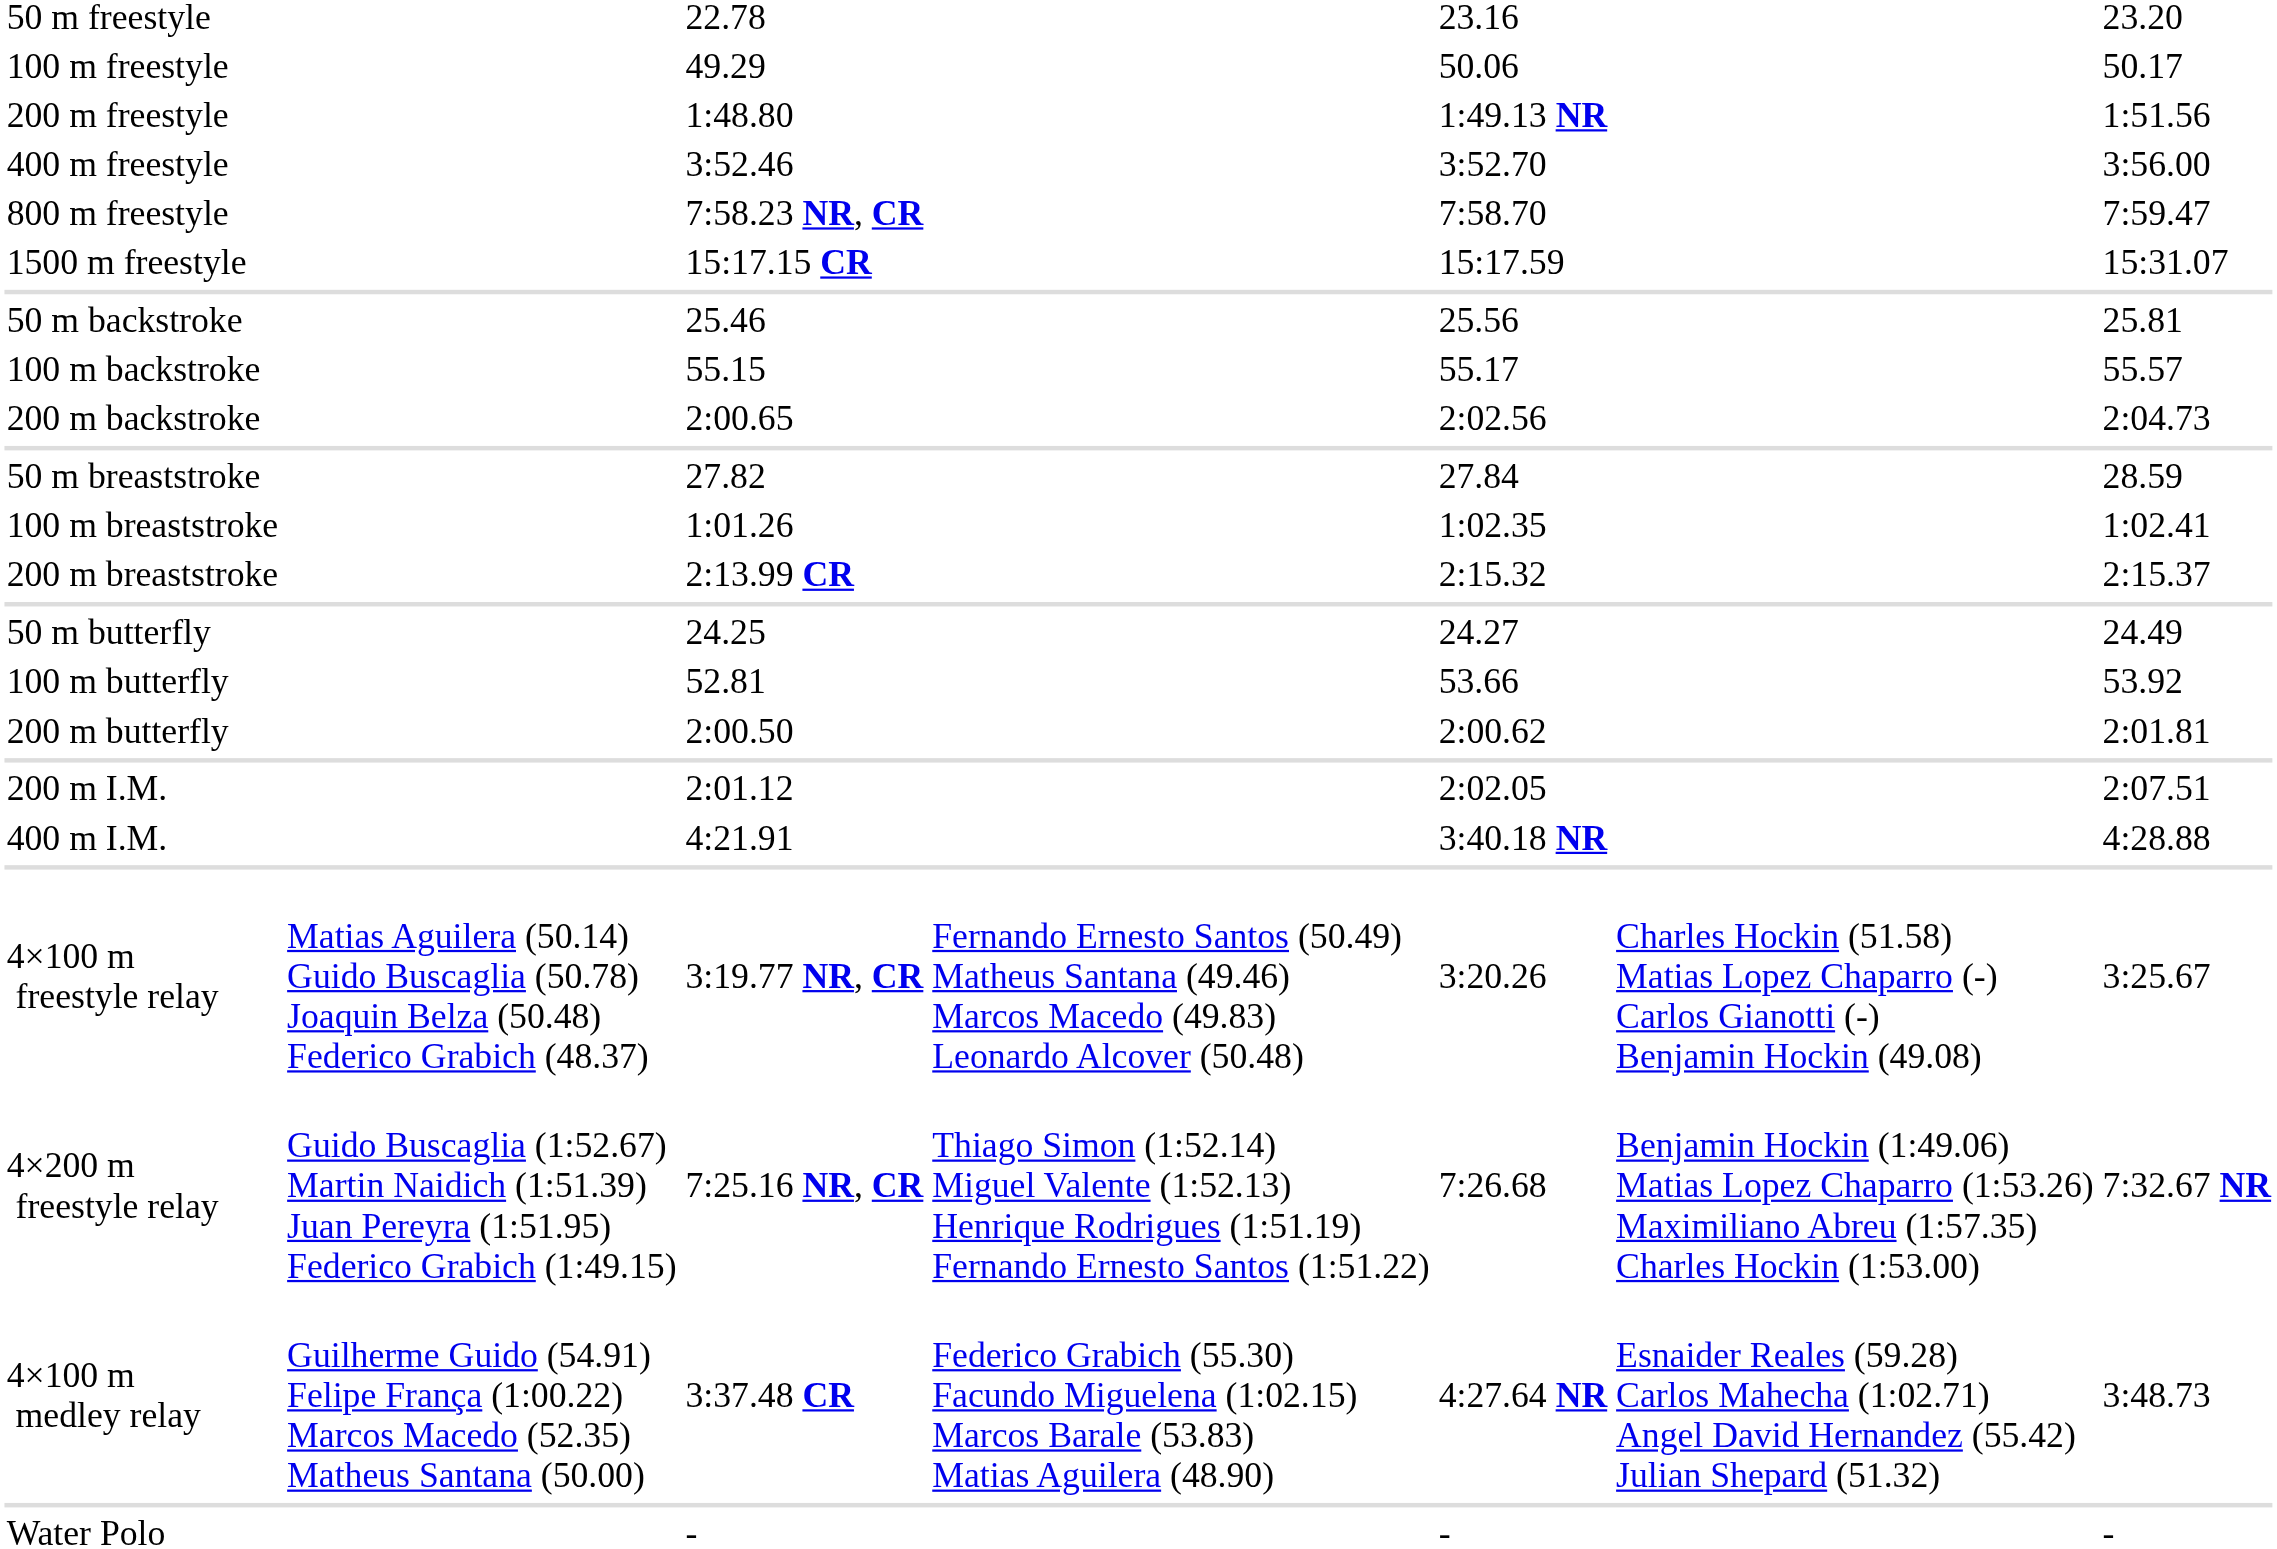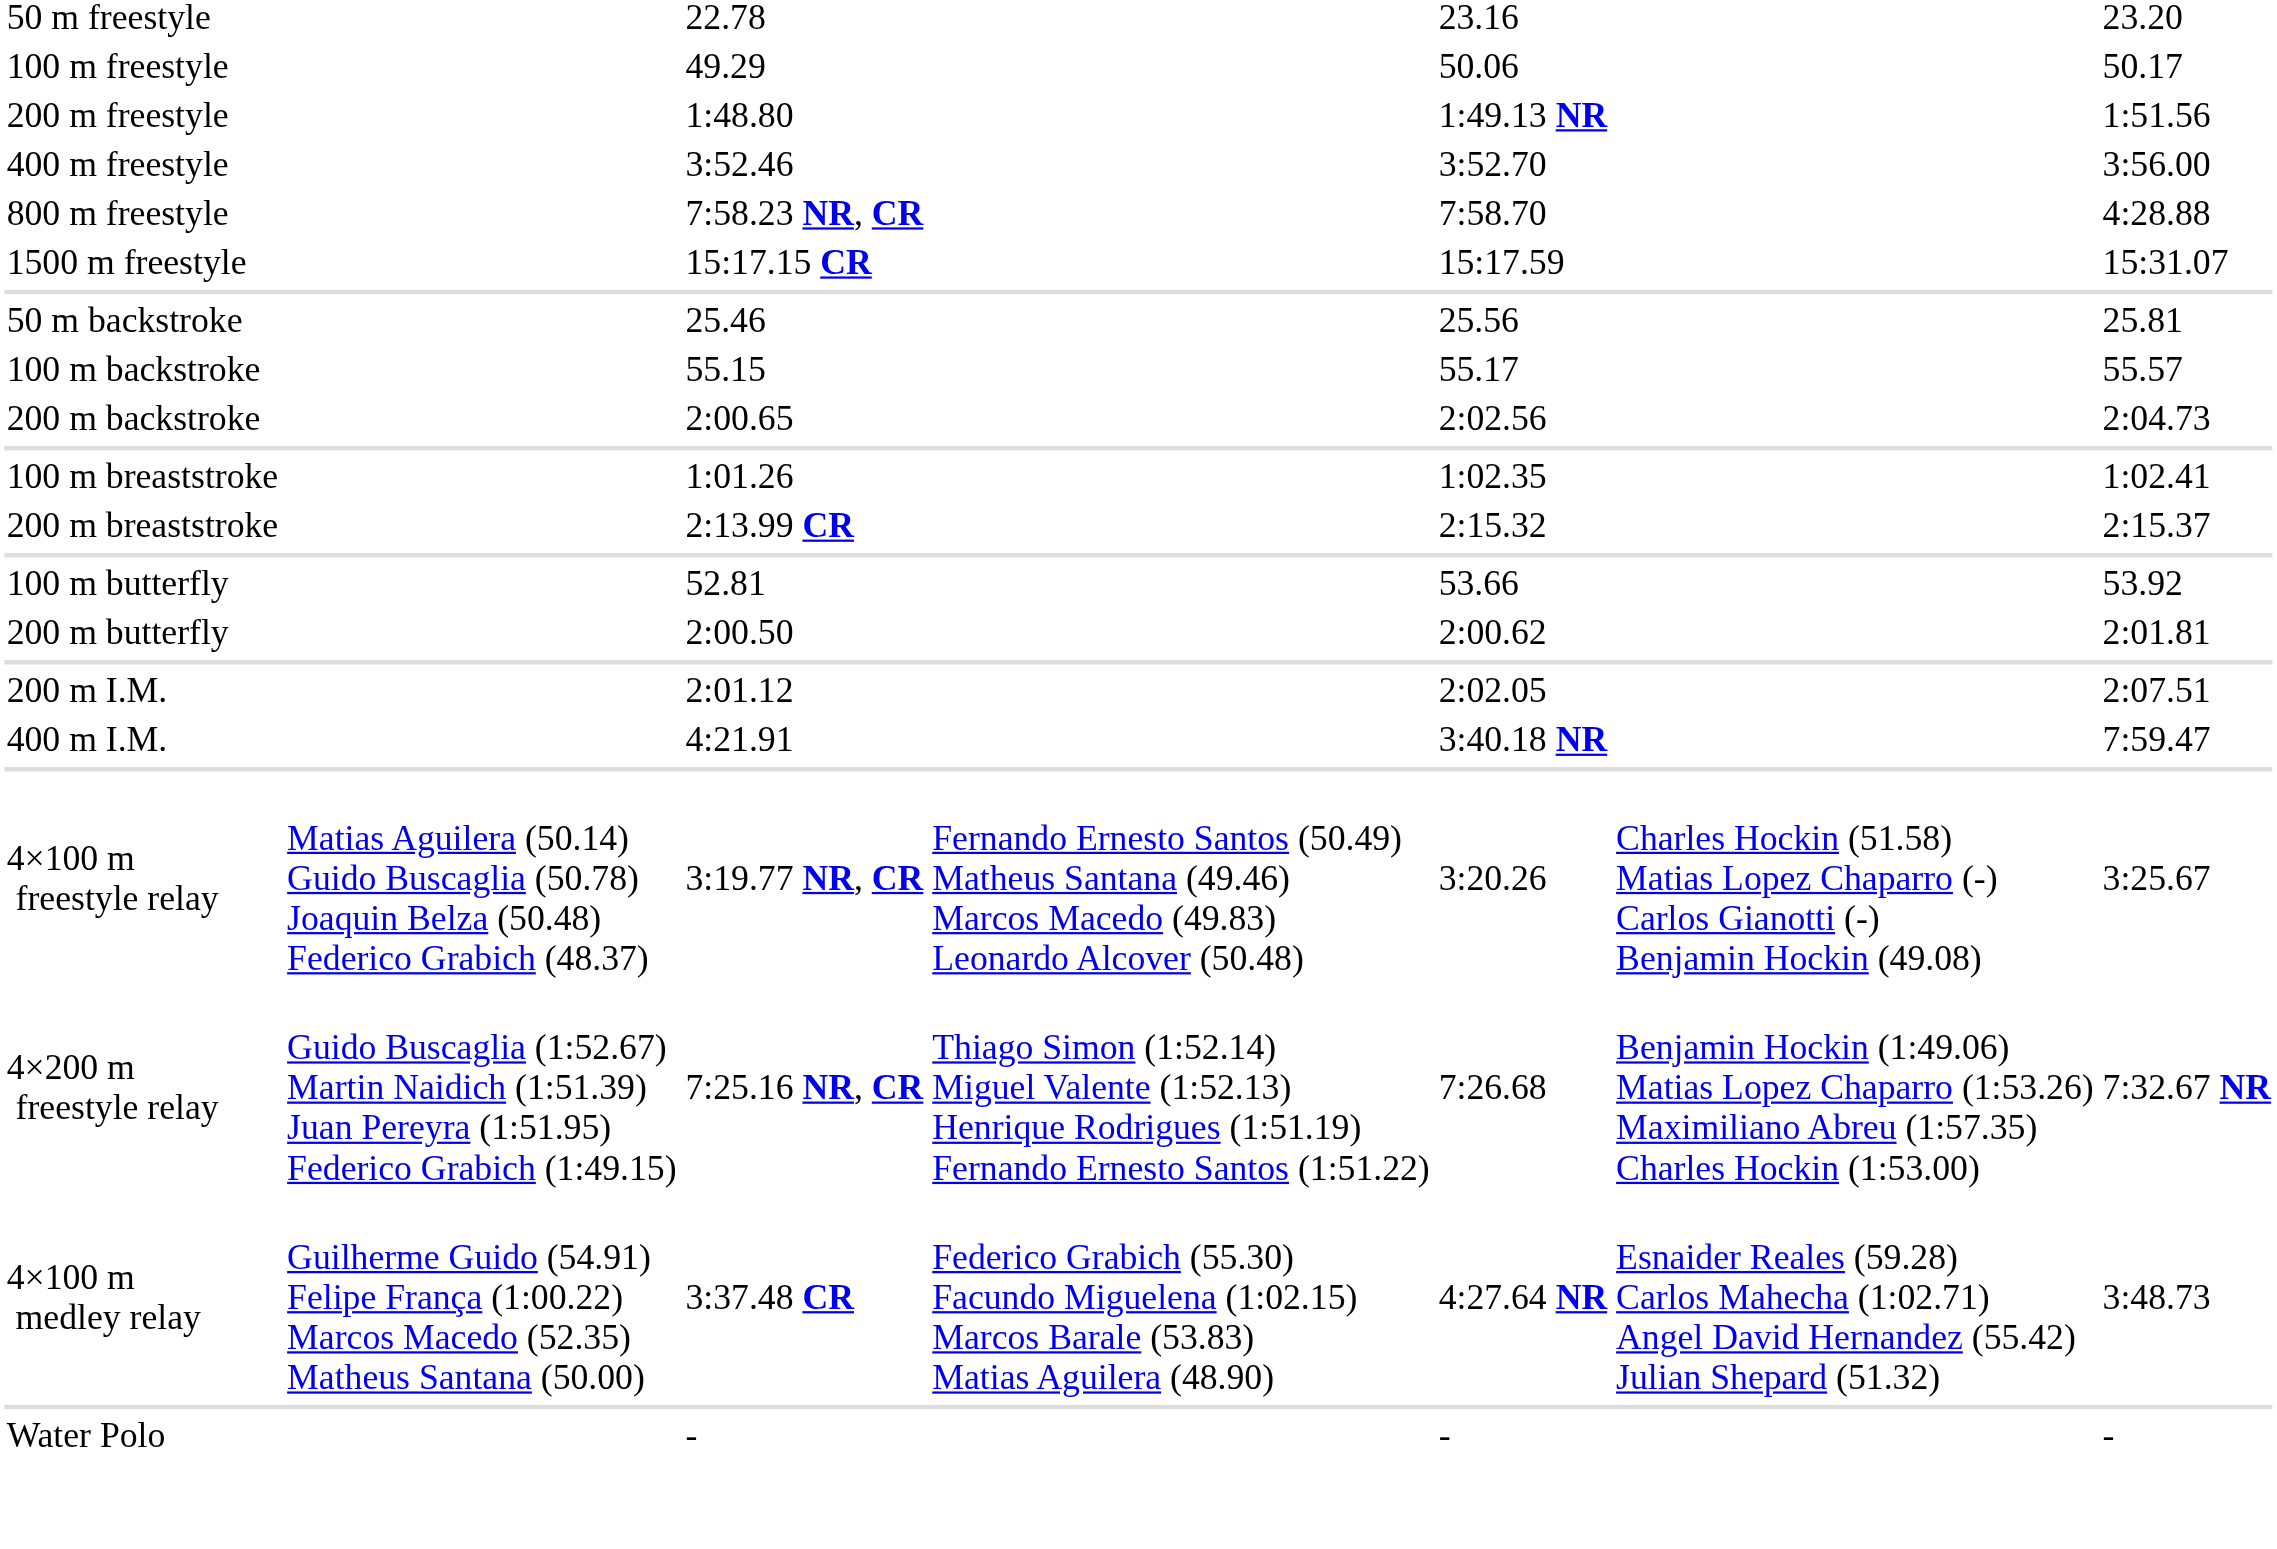(2157, 213) 7:59.47 -> (2157, 213) 4:28.88
- row: (134, 476)
- row: (109, 632)
(2157, 837) 4:28.88 -> (2157, 739) 7:59.47
